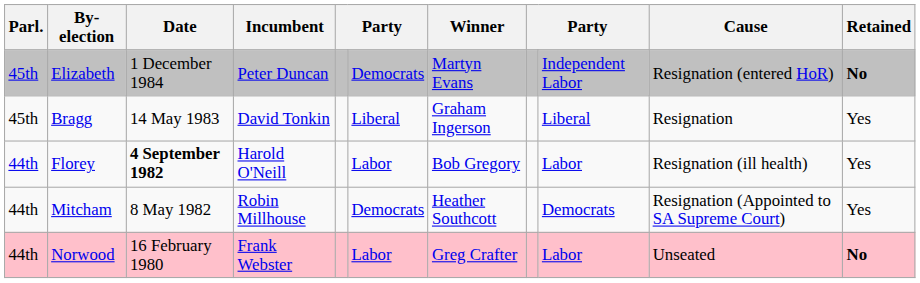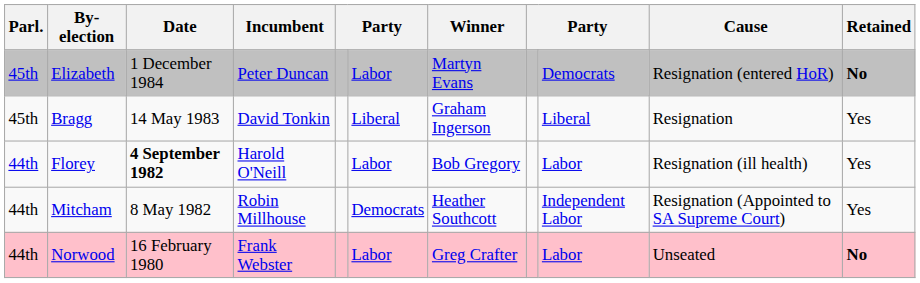(388, 72) Democrats -> (371, 72) Labor
(583, 72) Independent Labor -> (578, 72) Democrats
(578, 209) Democrats -> (583, 209) Independent Labor
